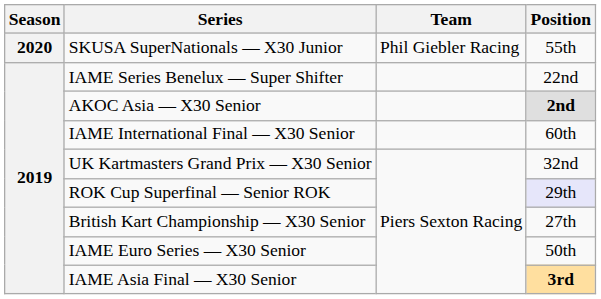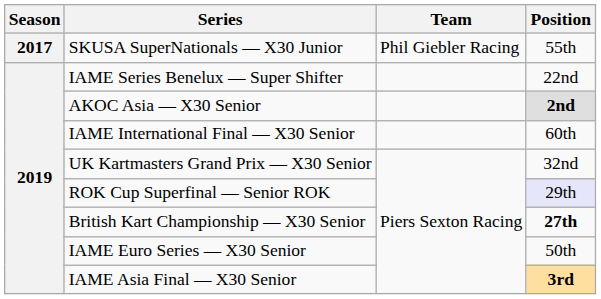(35, 47) 2020 -> (35, 47) 2017
(561, 221) normal -> (561, 221) bold
